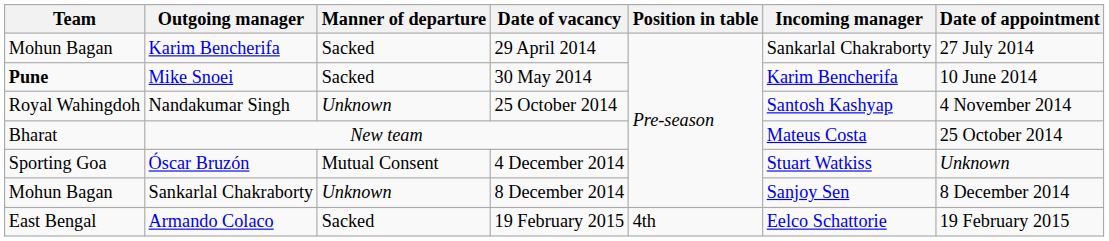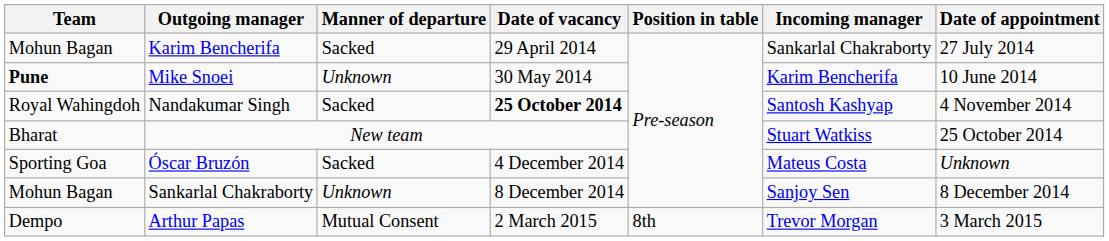(348, 76) Sacked -> (357, 76) Unknown
(357, 105) Unknown -> (348, 105) Sacked
(556, 105) normal -> (558, 105) bold
(817, 134) Mateus Costa -> (819, 134) Stuart Watkiss
(380, 163) Mutual Consent -> (348, 163) Sacked
(819, 163) Stuart Watkiss -> (817, 163) Mateus Costa
- row: (211, 221)
+ row: (196, 221)
